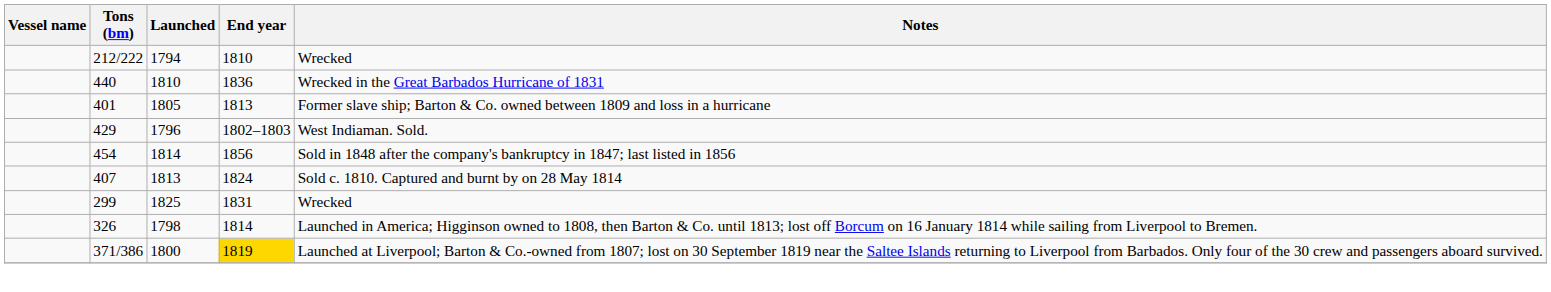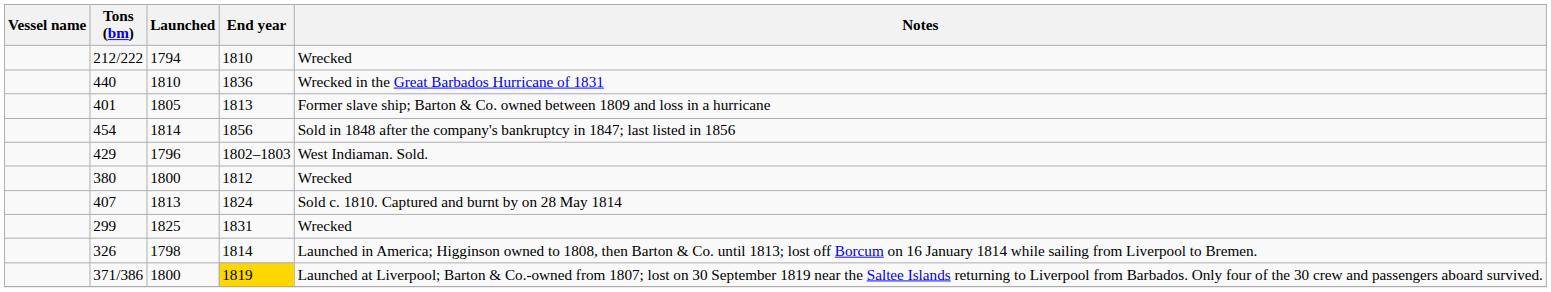rows swapped: (105, 130) <-> (105, 154)
+ row: (105, 178)
